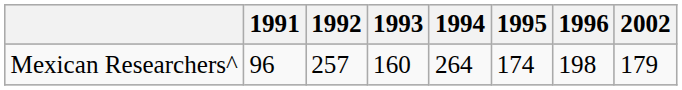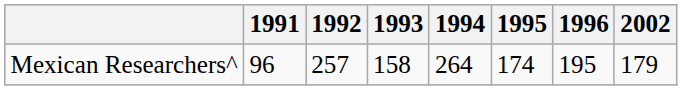(392, 64) 160 -> (392, 64) 158
(577, 64) 198 -> (577, 64) 195
